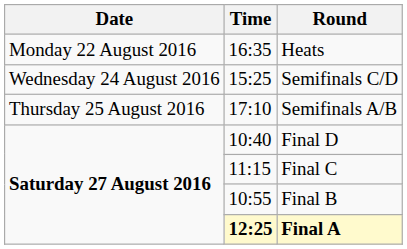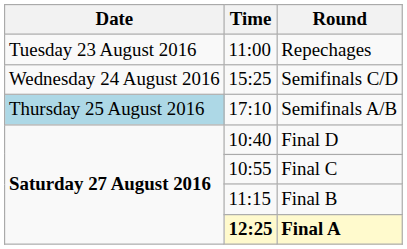- row: (303, 49)
+ row: (326, 49)
(107, 109) no background -> (107, 109) lightblue background
(250, 169) 11:15 -> (250, 169) 10:55
(250, 199) 10:55 -> (250, 199) 11:15
